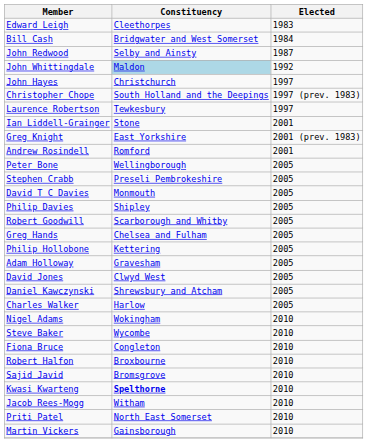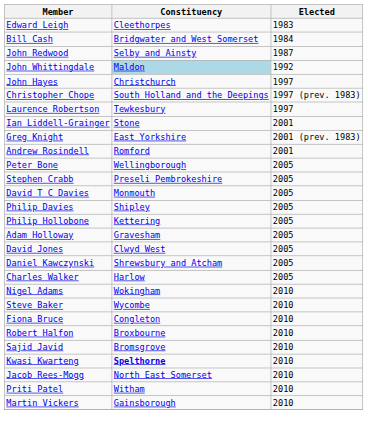- row: (45, 221)
- row: (32, 235)
(129, 403) Witham -> (163, 375) North East Somerset
(163, 417) North East Somerset -> (129, 389) Witham
